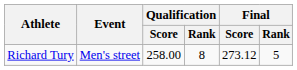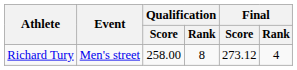(276, 55) 5 -> (276, 55) 4
